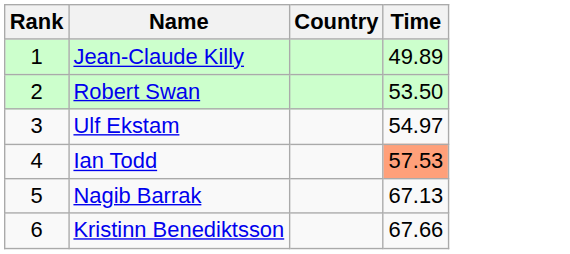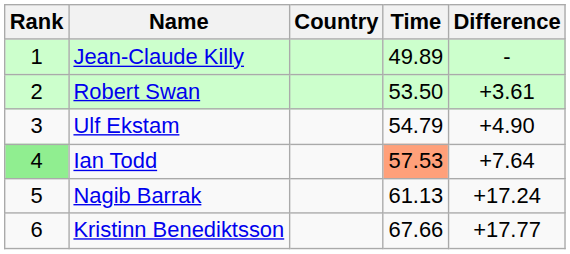+ column: (507, 21)
(416, 126) 54.97 -> (416, 126) 54.79
(37, 160) no background -> (37, 160) lightgreen background
(416, 195) 67.13 -> (416, 195) 61.13
